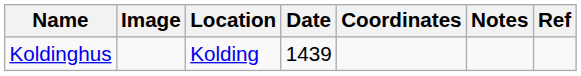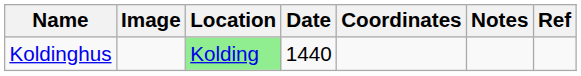(225, 53) no background -> (225, 53) lightgreen background
(309, 53) 1439 -> (309, 53) 1440
